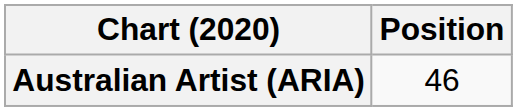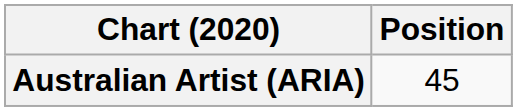(442, 79) 46 -> (442, 79) 45
